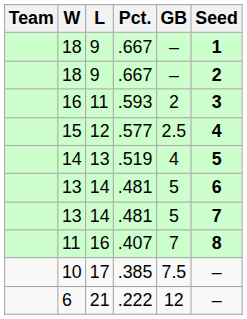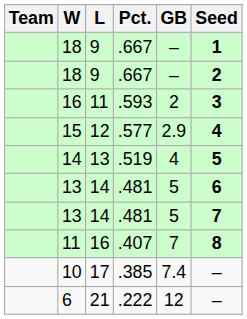(174, 131) 2.5 -> (174, 131) 2.9
(174, 272) 7.5 -> (174, 272) 7.4
